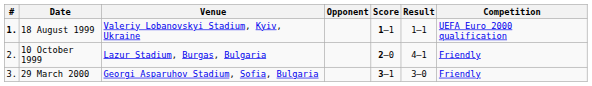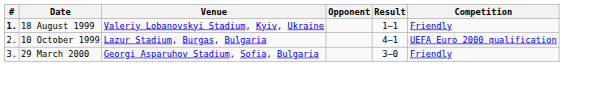- column: (386, 11)
(476, 31) UEFA Euro 2000 qualification -> (431, 26) Friendly
(460, 55) Friendly -> (483, 40) UEFA Euro 2000 qualification
